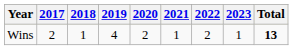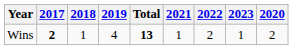columns swapped: (145, 14) <-> (271, 14)
(52, 34) normal -> (52, 34) bold
